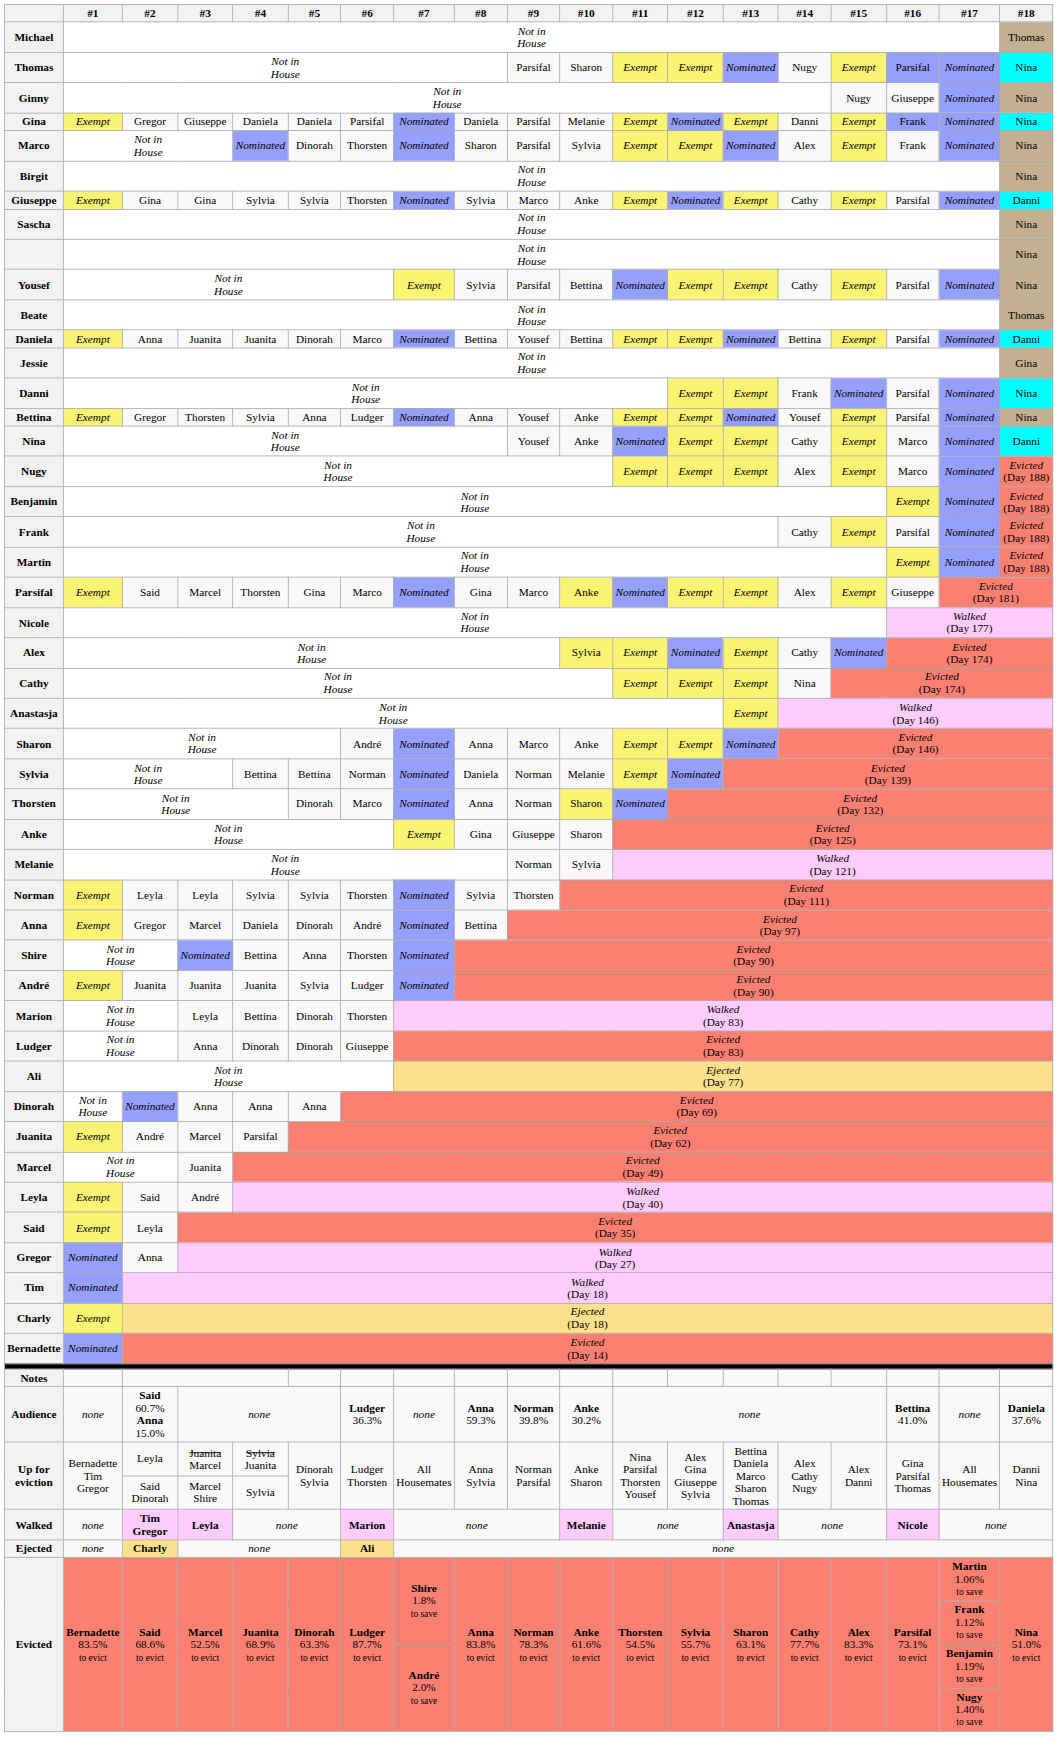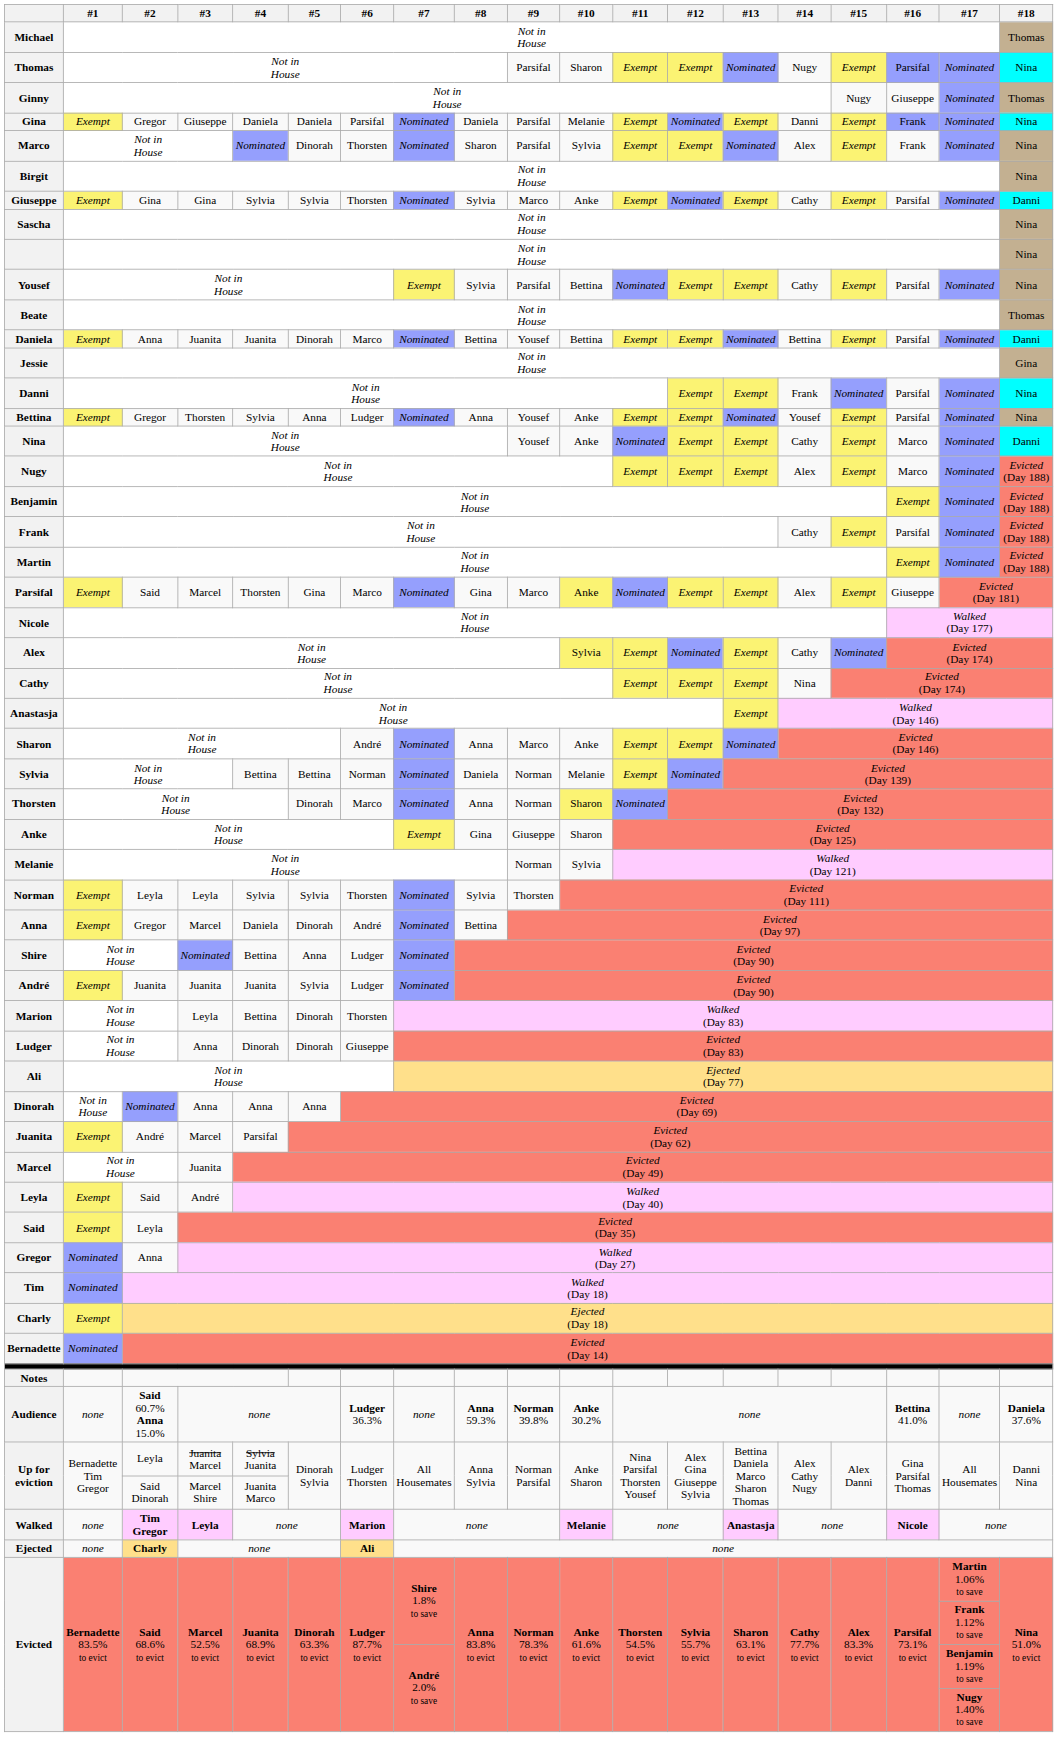(1026, 97) Nina -> (1026, 97) Thomas
(367, 955) Thorsten -> (367, 955) Ludger
(260, 1492) Sylvia -> (260, 1492) Juanita Marco
